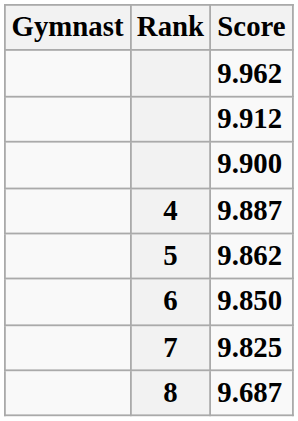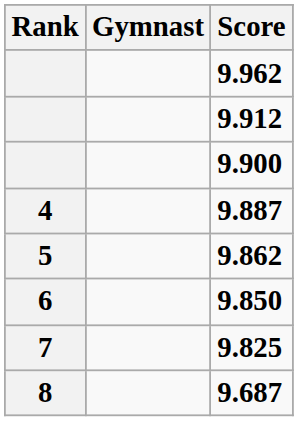columns swapped: (170, 27) <-> (68, 27)
